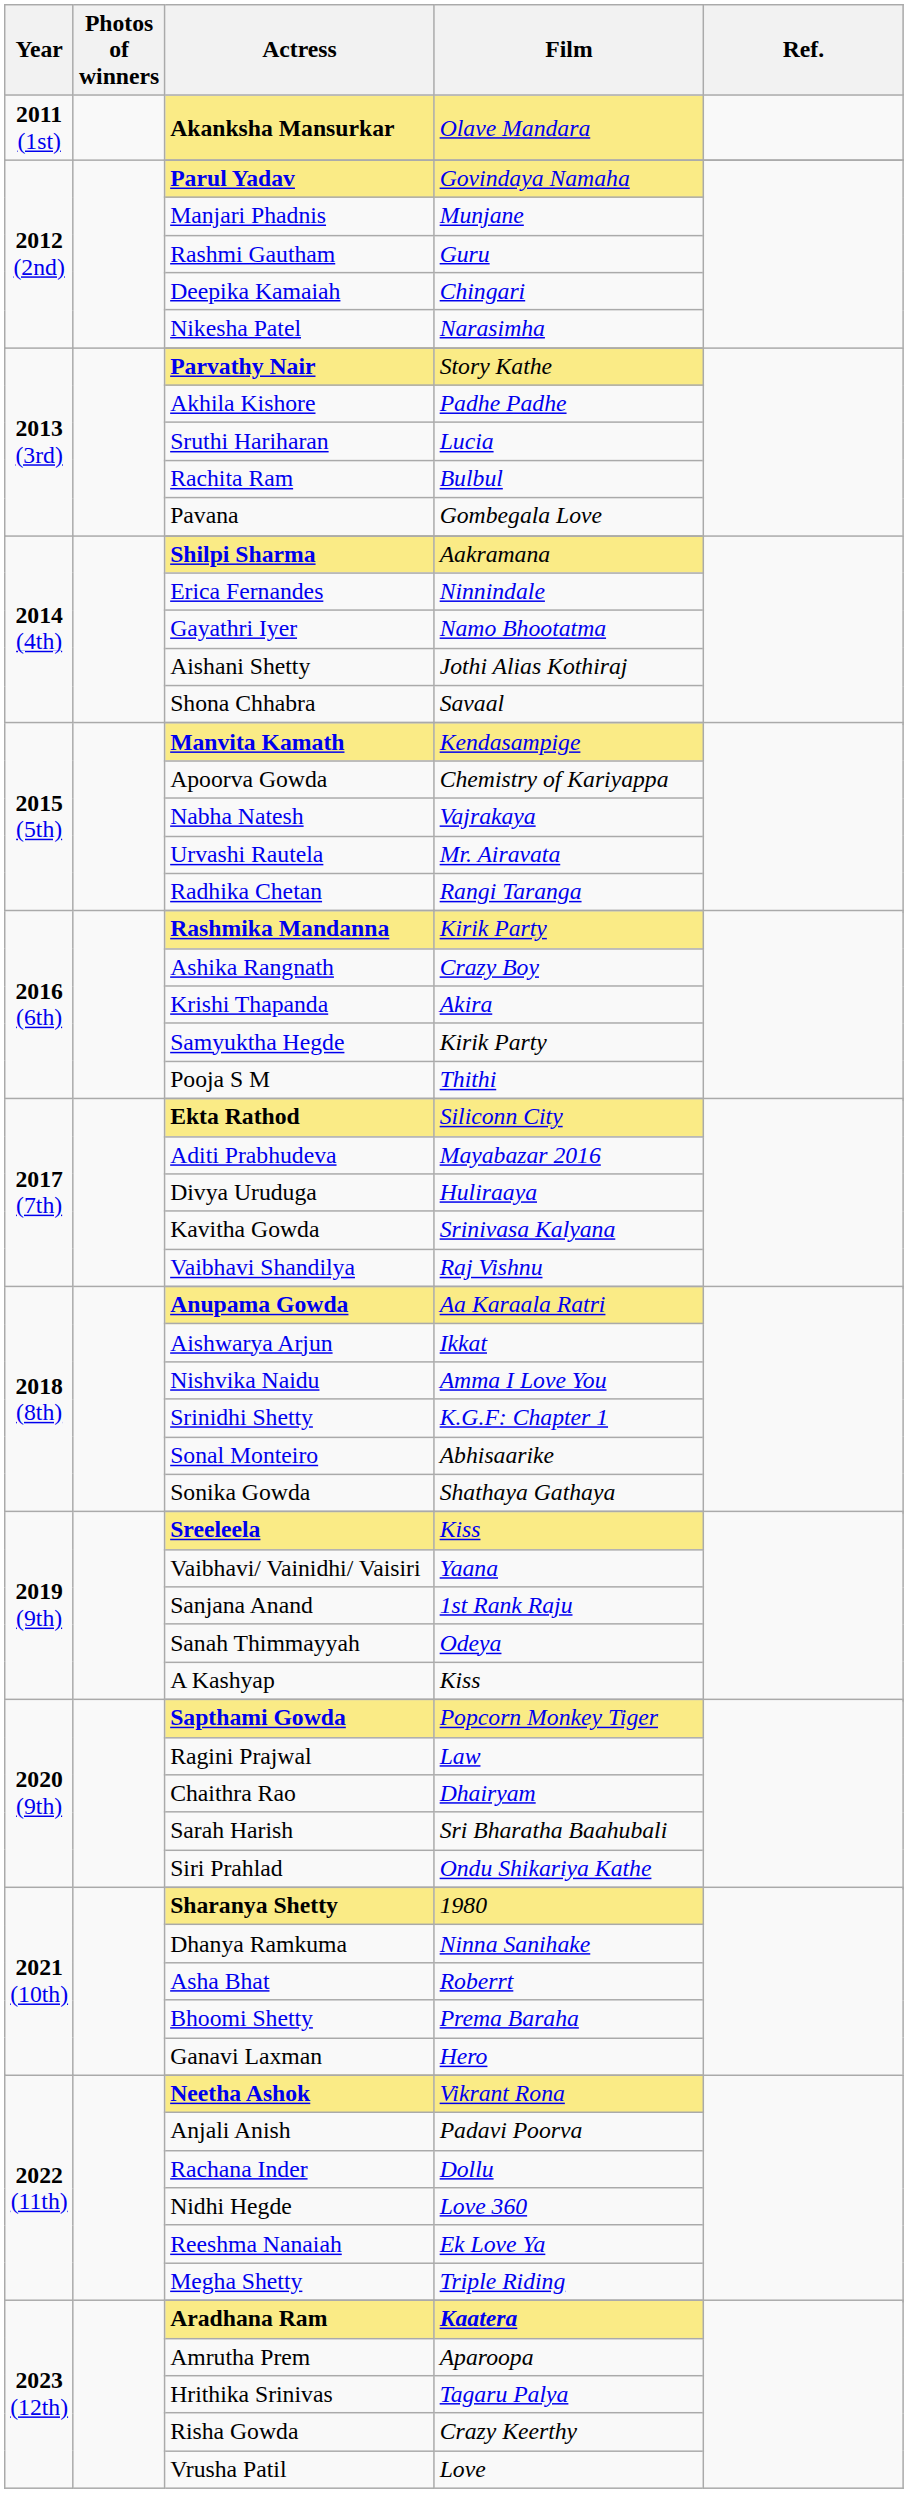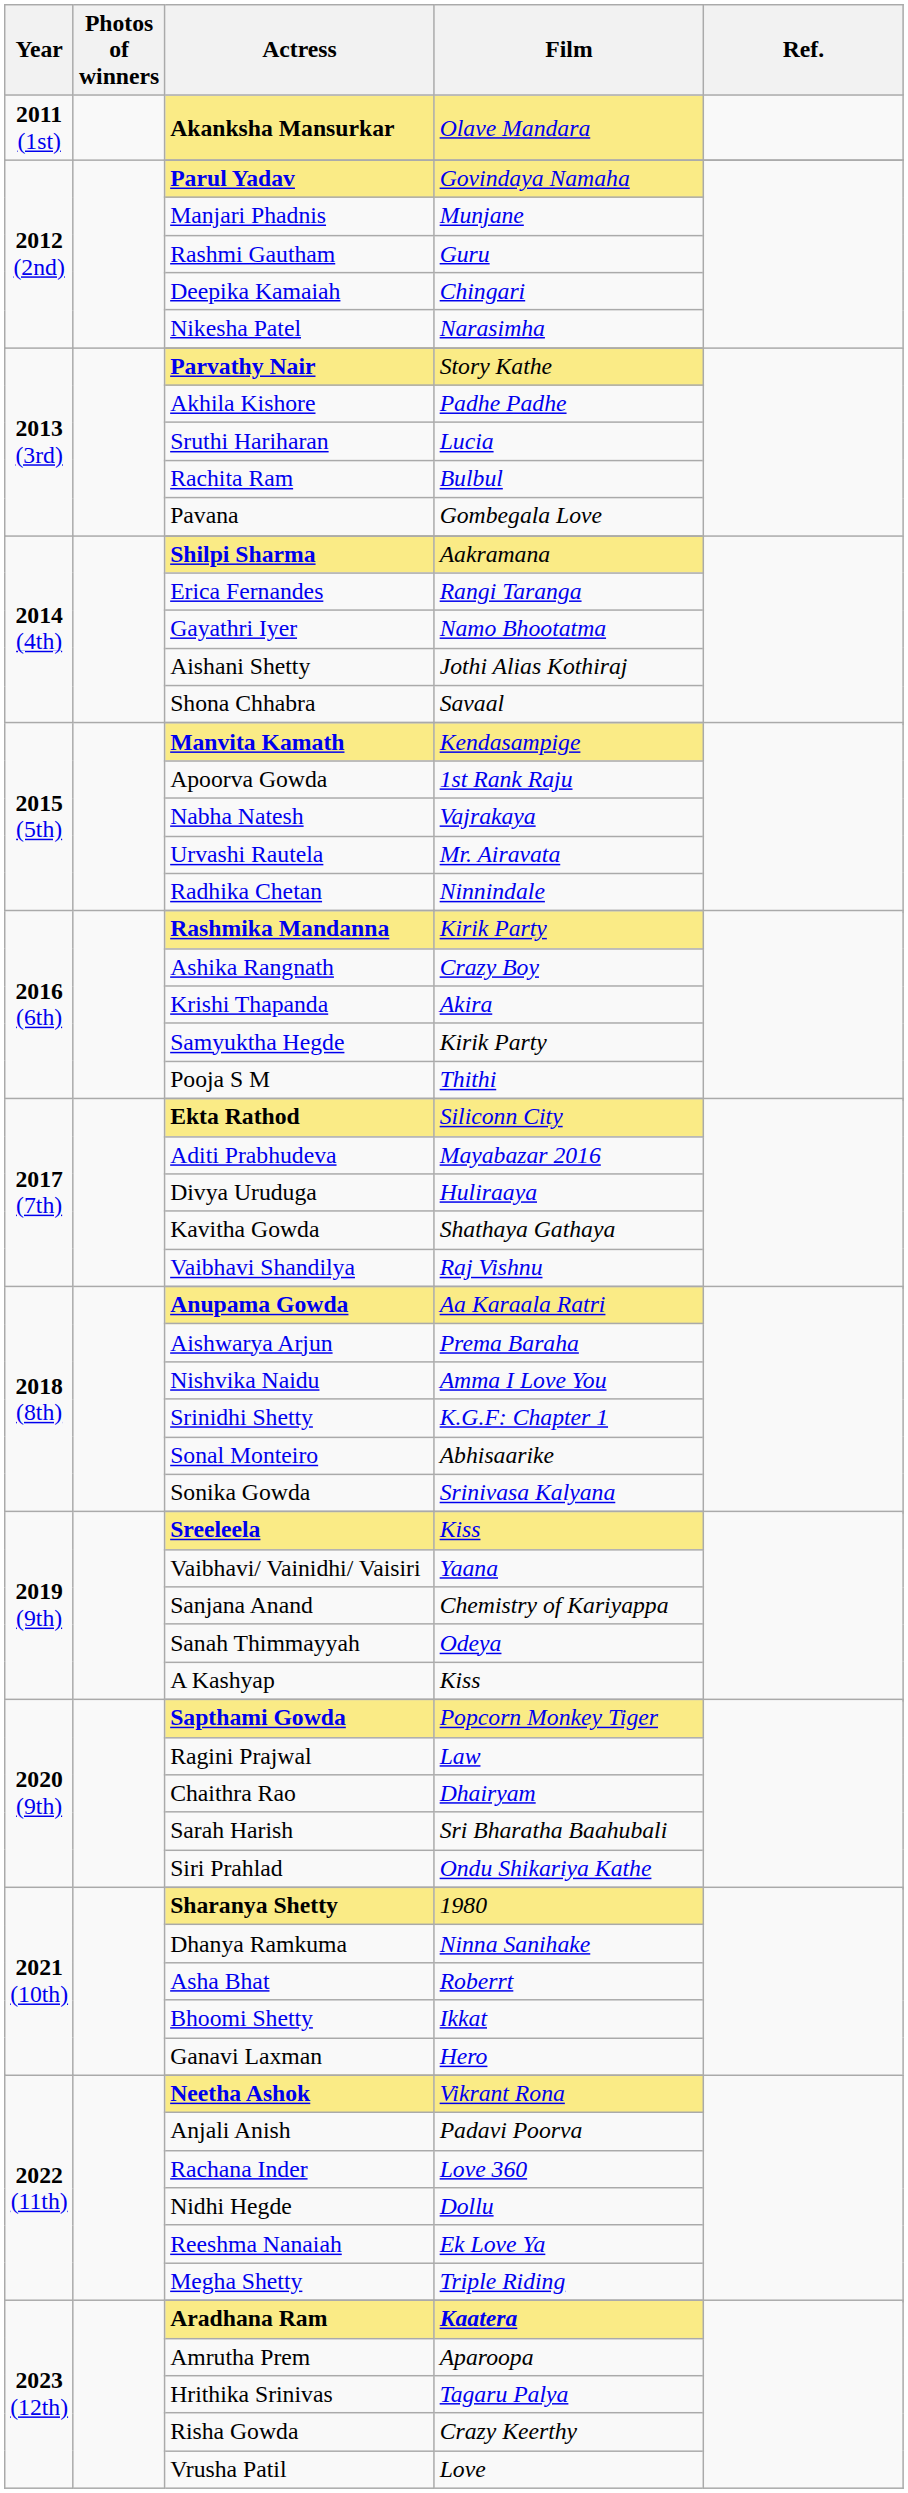(492, 591) Ninnindale -> (511, 591) Rangi Taranga
(554, 779) Chemistry of Kariyappa -> (506, 779) 1st Rank Raju
(511, 891) Rangi Taranga -> (492, 891) Ninnindale
(527, 1229) Srinivasa Kalyana -> (527, 1229) Shathaya Gathaya
(463, 1342) Ikkat -> (509, 1342) Prema Baraha
(527, 1492) Shathaya Gathaya -> (527, 1492) Srinivasa Kalyana
(506, 1605) 1st Rank Raju -> (554, 1605) Chemistry of Kariyappa
(509, 2018) Prema Baraha -> (463, 2018) Ikkat
(467, 2168) Dollu -> (483, 2168) Love 360
(483, 2206) Love 360 -> (467, 2206) Dollu
